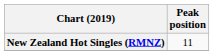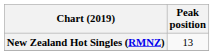(188, 42) 11 -> (188, 42) 13
